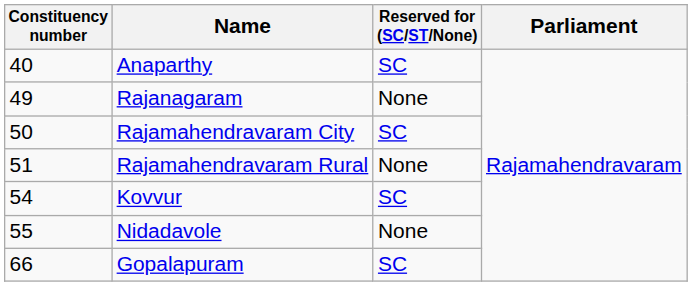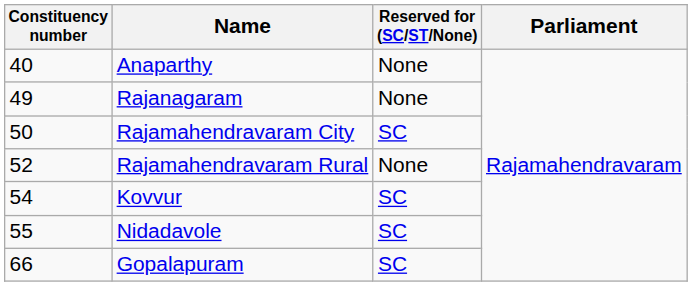(393, 65) SC -> (403, 65) None
(21, 165) 51 -> (21, 165) 52
(403, 231) None -> (393, 231) SC
